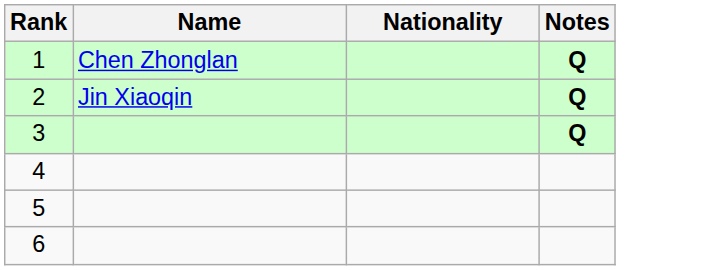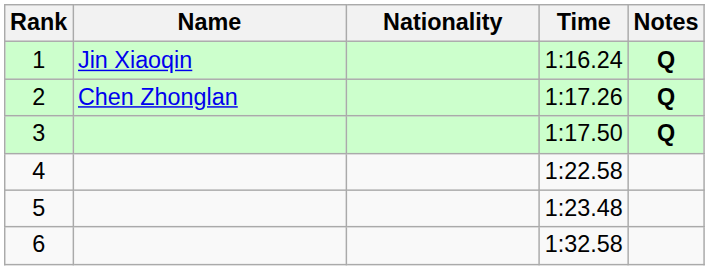+ column: (584, 23)
(158, 60) Chen Zhonglan -> (135, 60) Jin Xiaoqin
(135, 97) Jin Xiaoqin -> (158, 97) Chen Zhonglan
